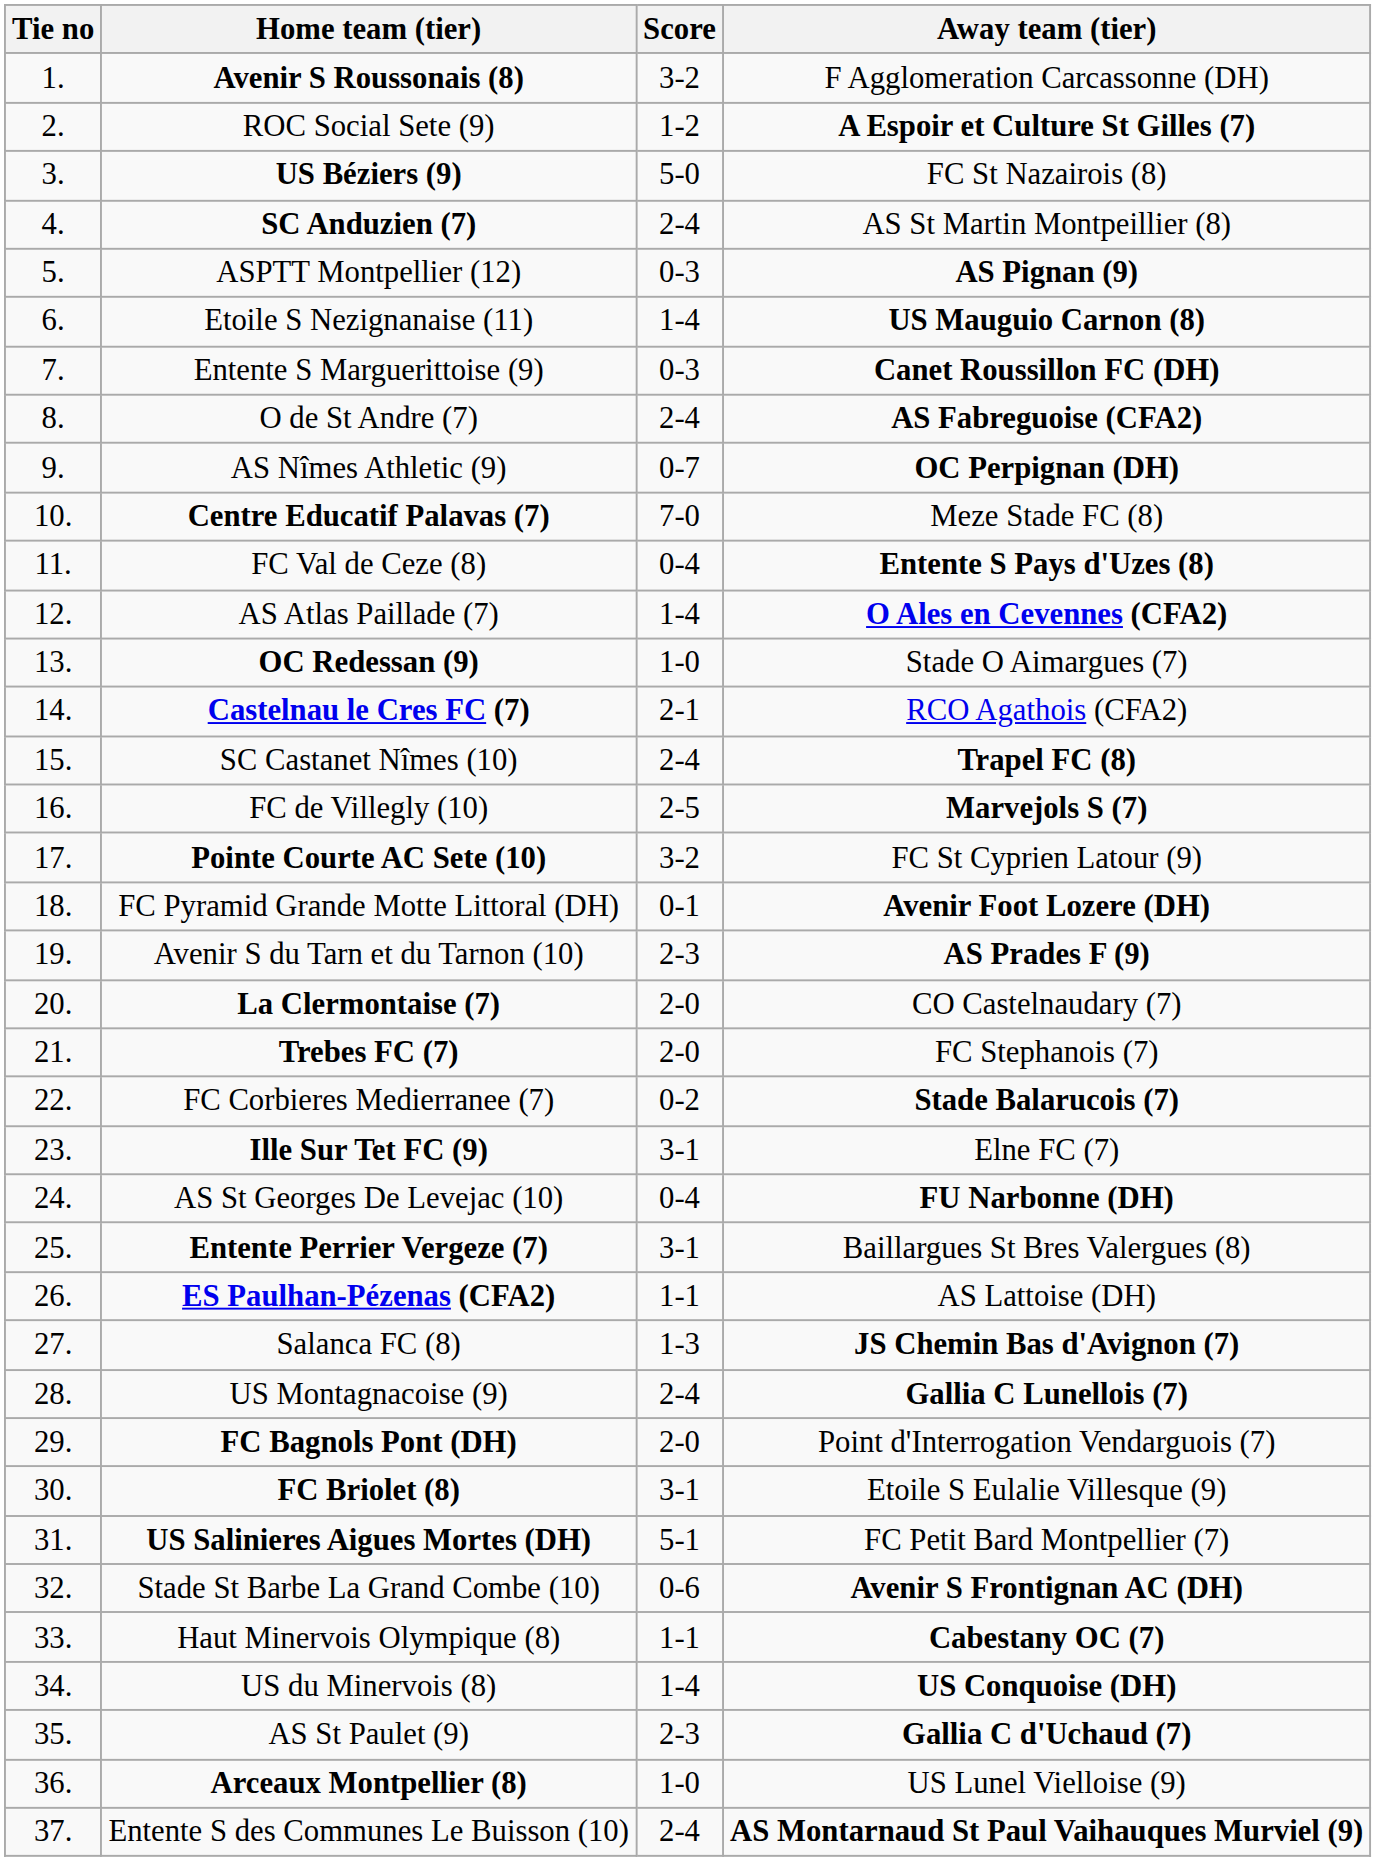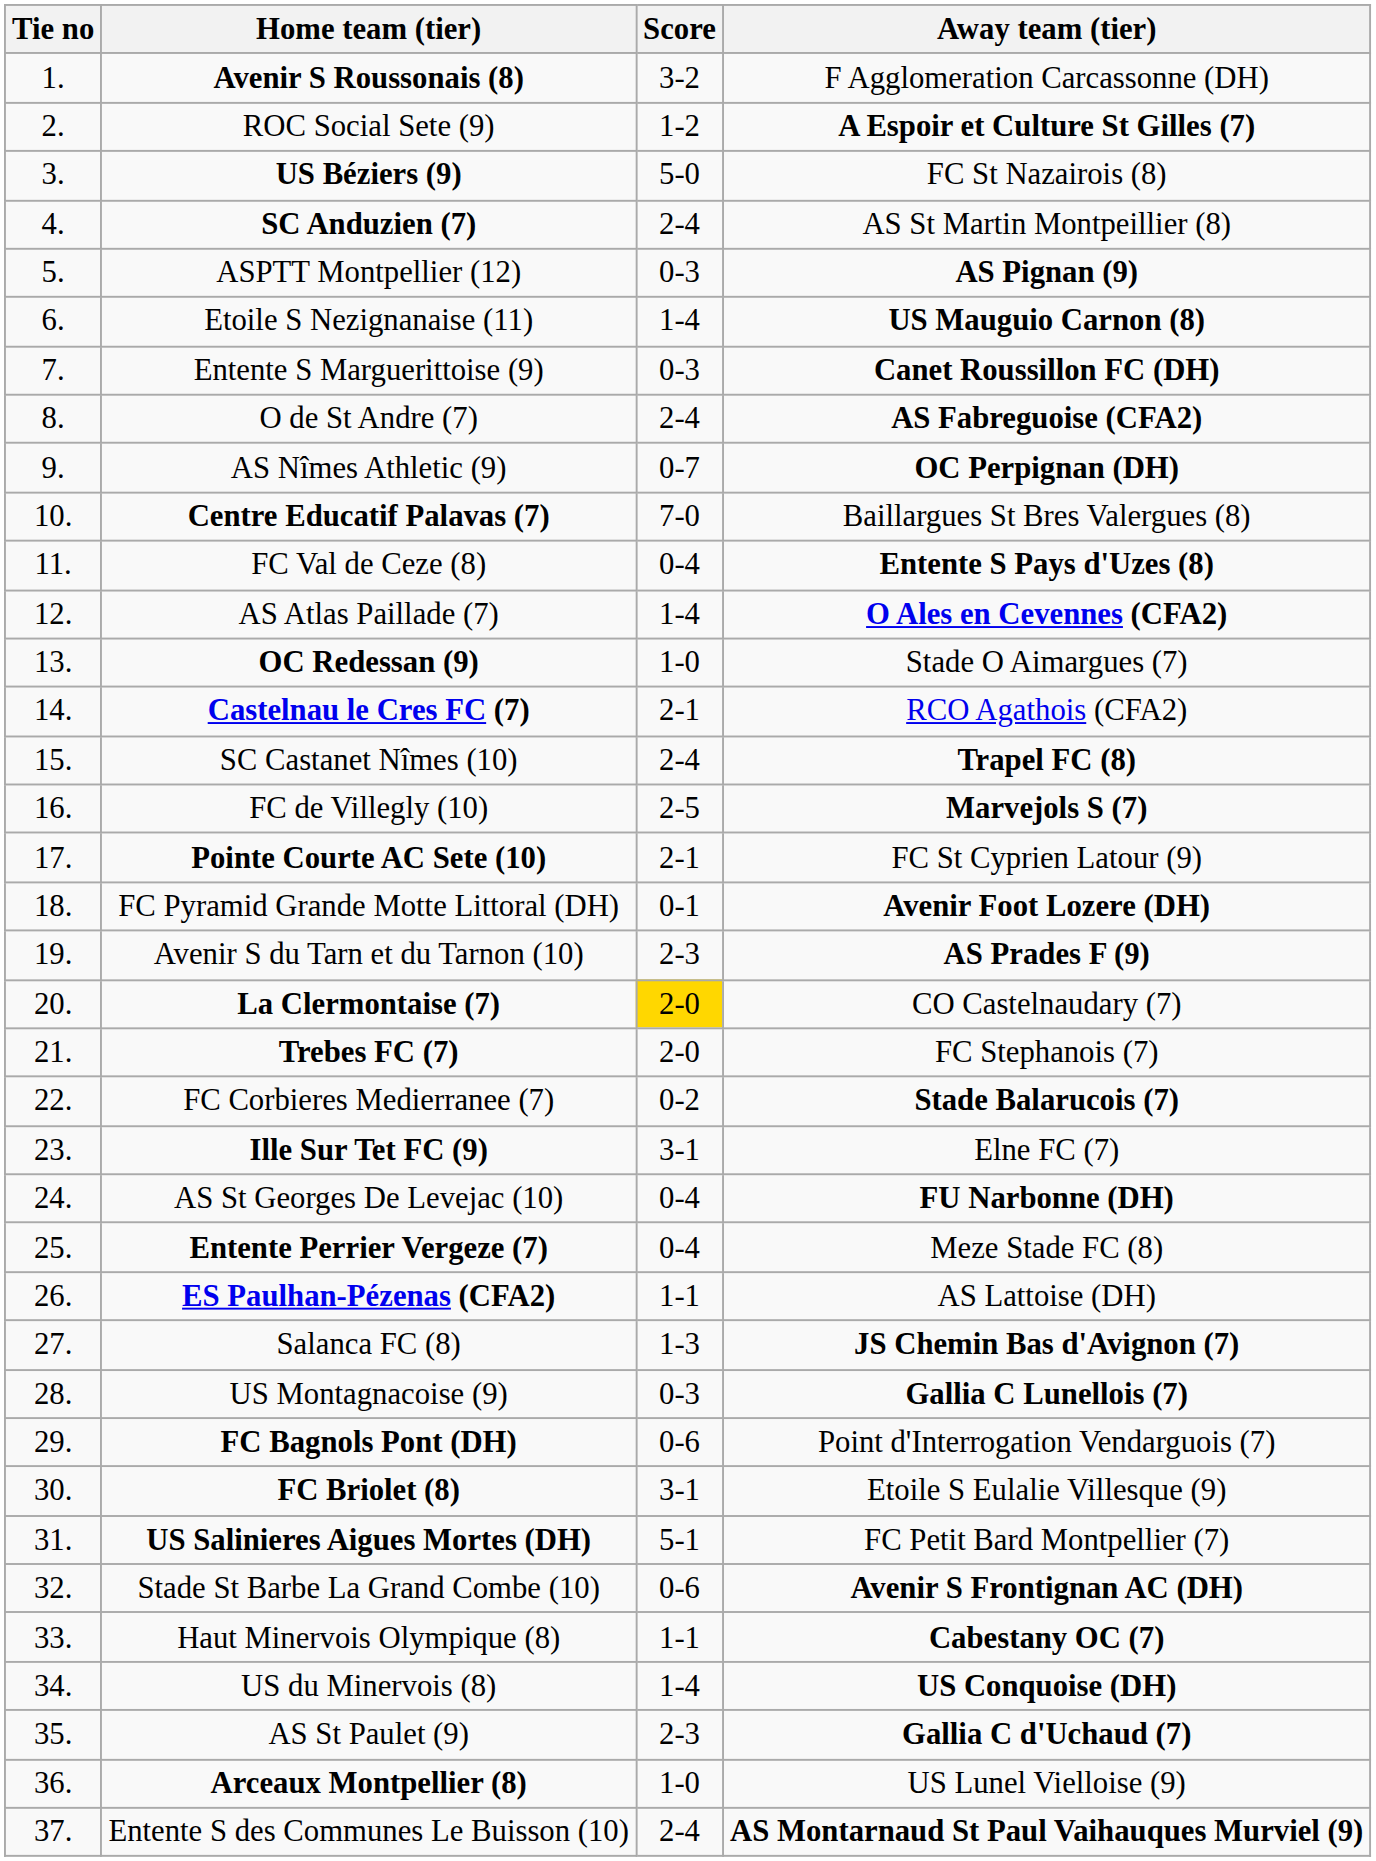(1047, 516) Meze Stade FC (8) -> (1047, 516) Baillargues St Bres Valergues (8)
(679, 857) 3-2 -> (679, 857) 2-1
(679, 1003) no background -> (679, 1003) gold background
(679, 1246) 3-1 -> (679, 1246) 0-4
(1047, 1246) Baillargues St Bres Valergues (8) -> (1047, 1246) Meze Stade FC (8)
(679, 1393) 2-4 -> (679, 1393) 0-3
(679, 1441) 2-0 -> (679, 1441) 0-6
